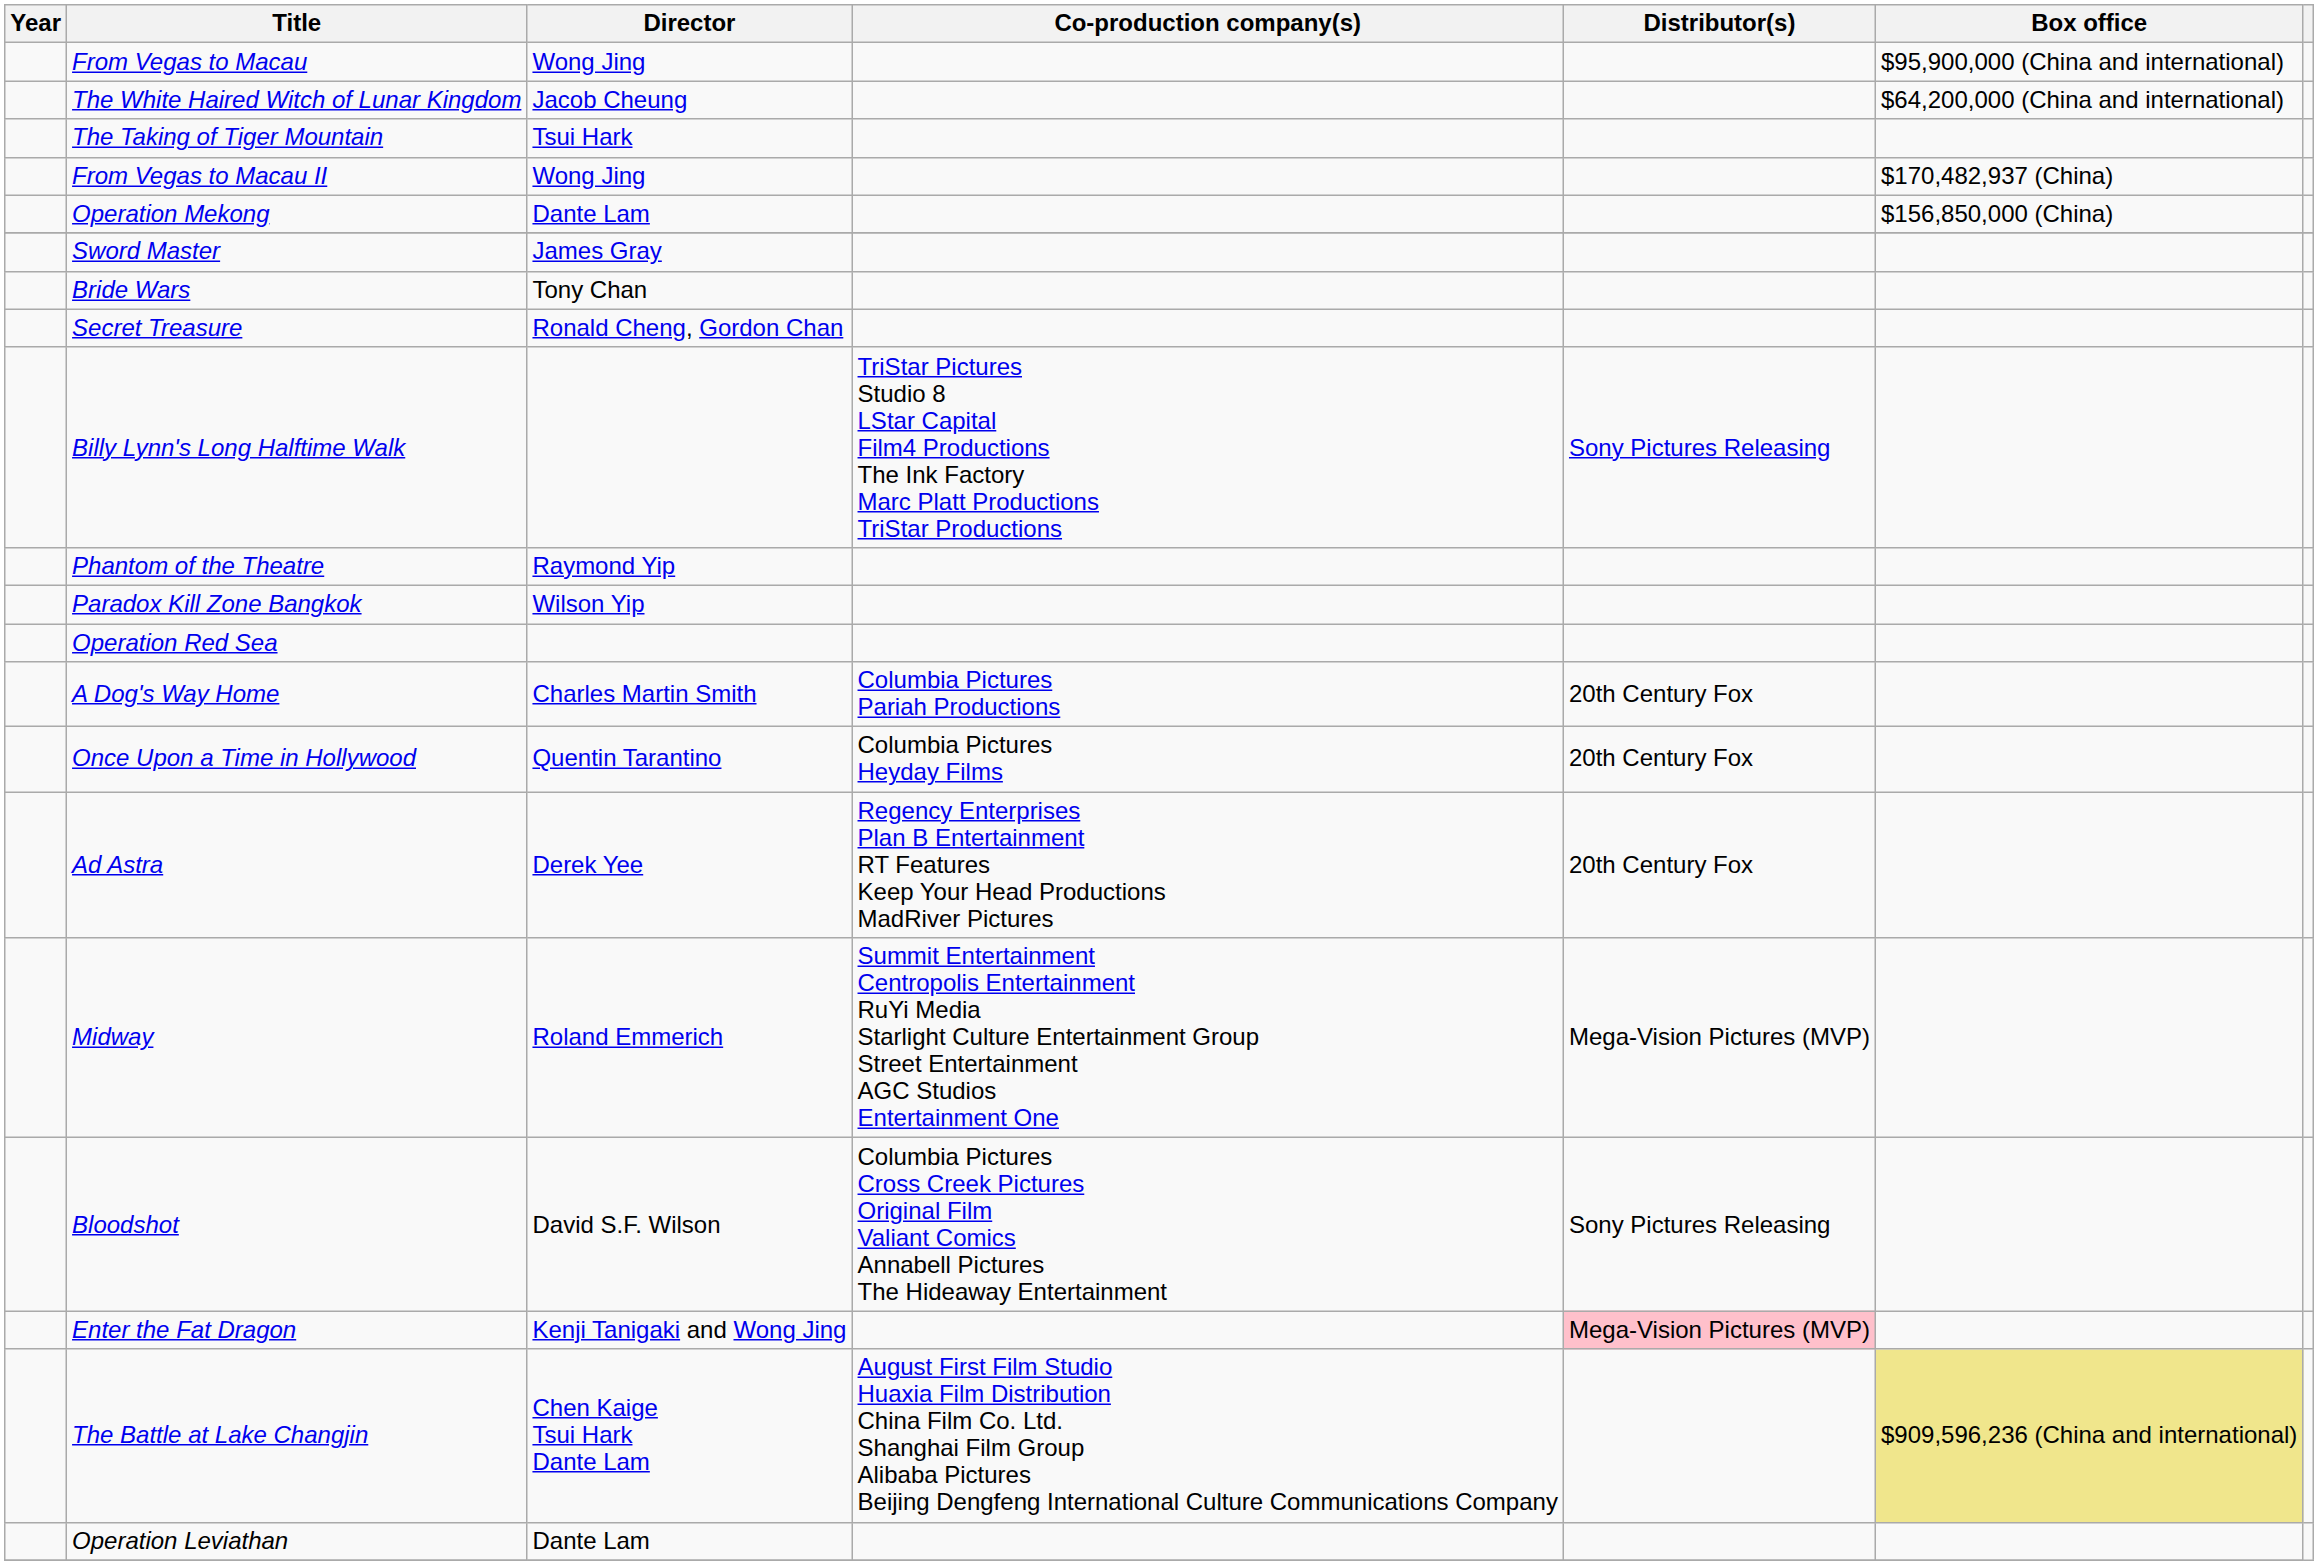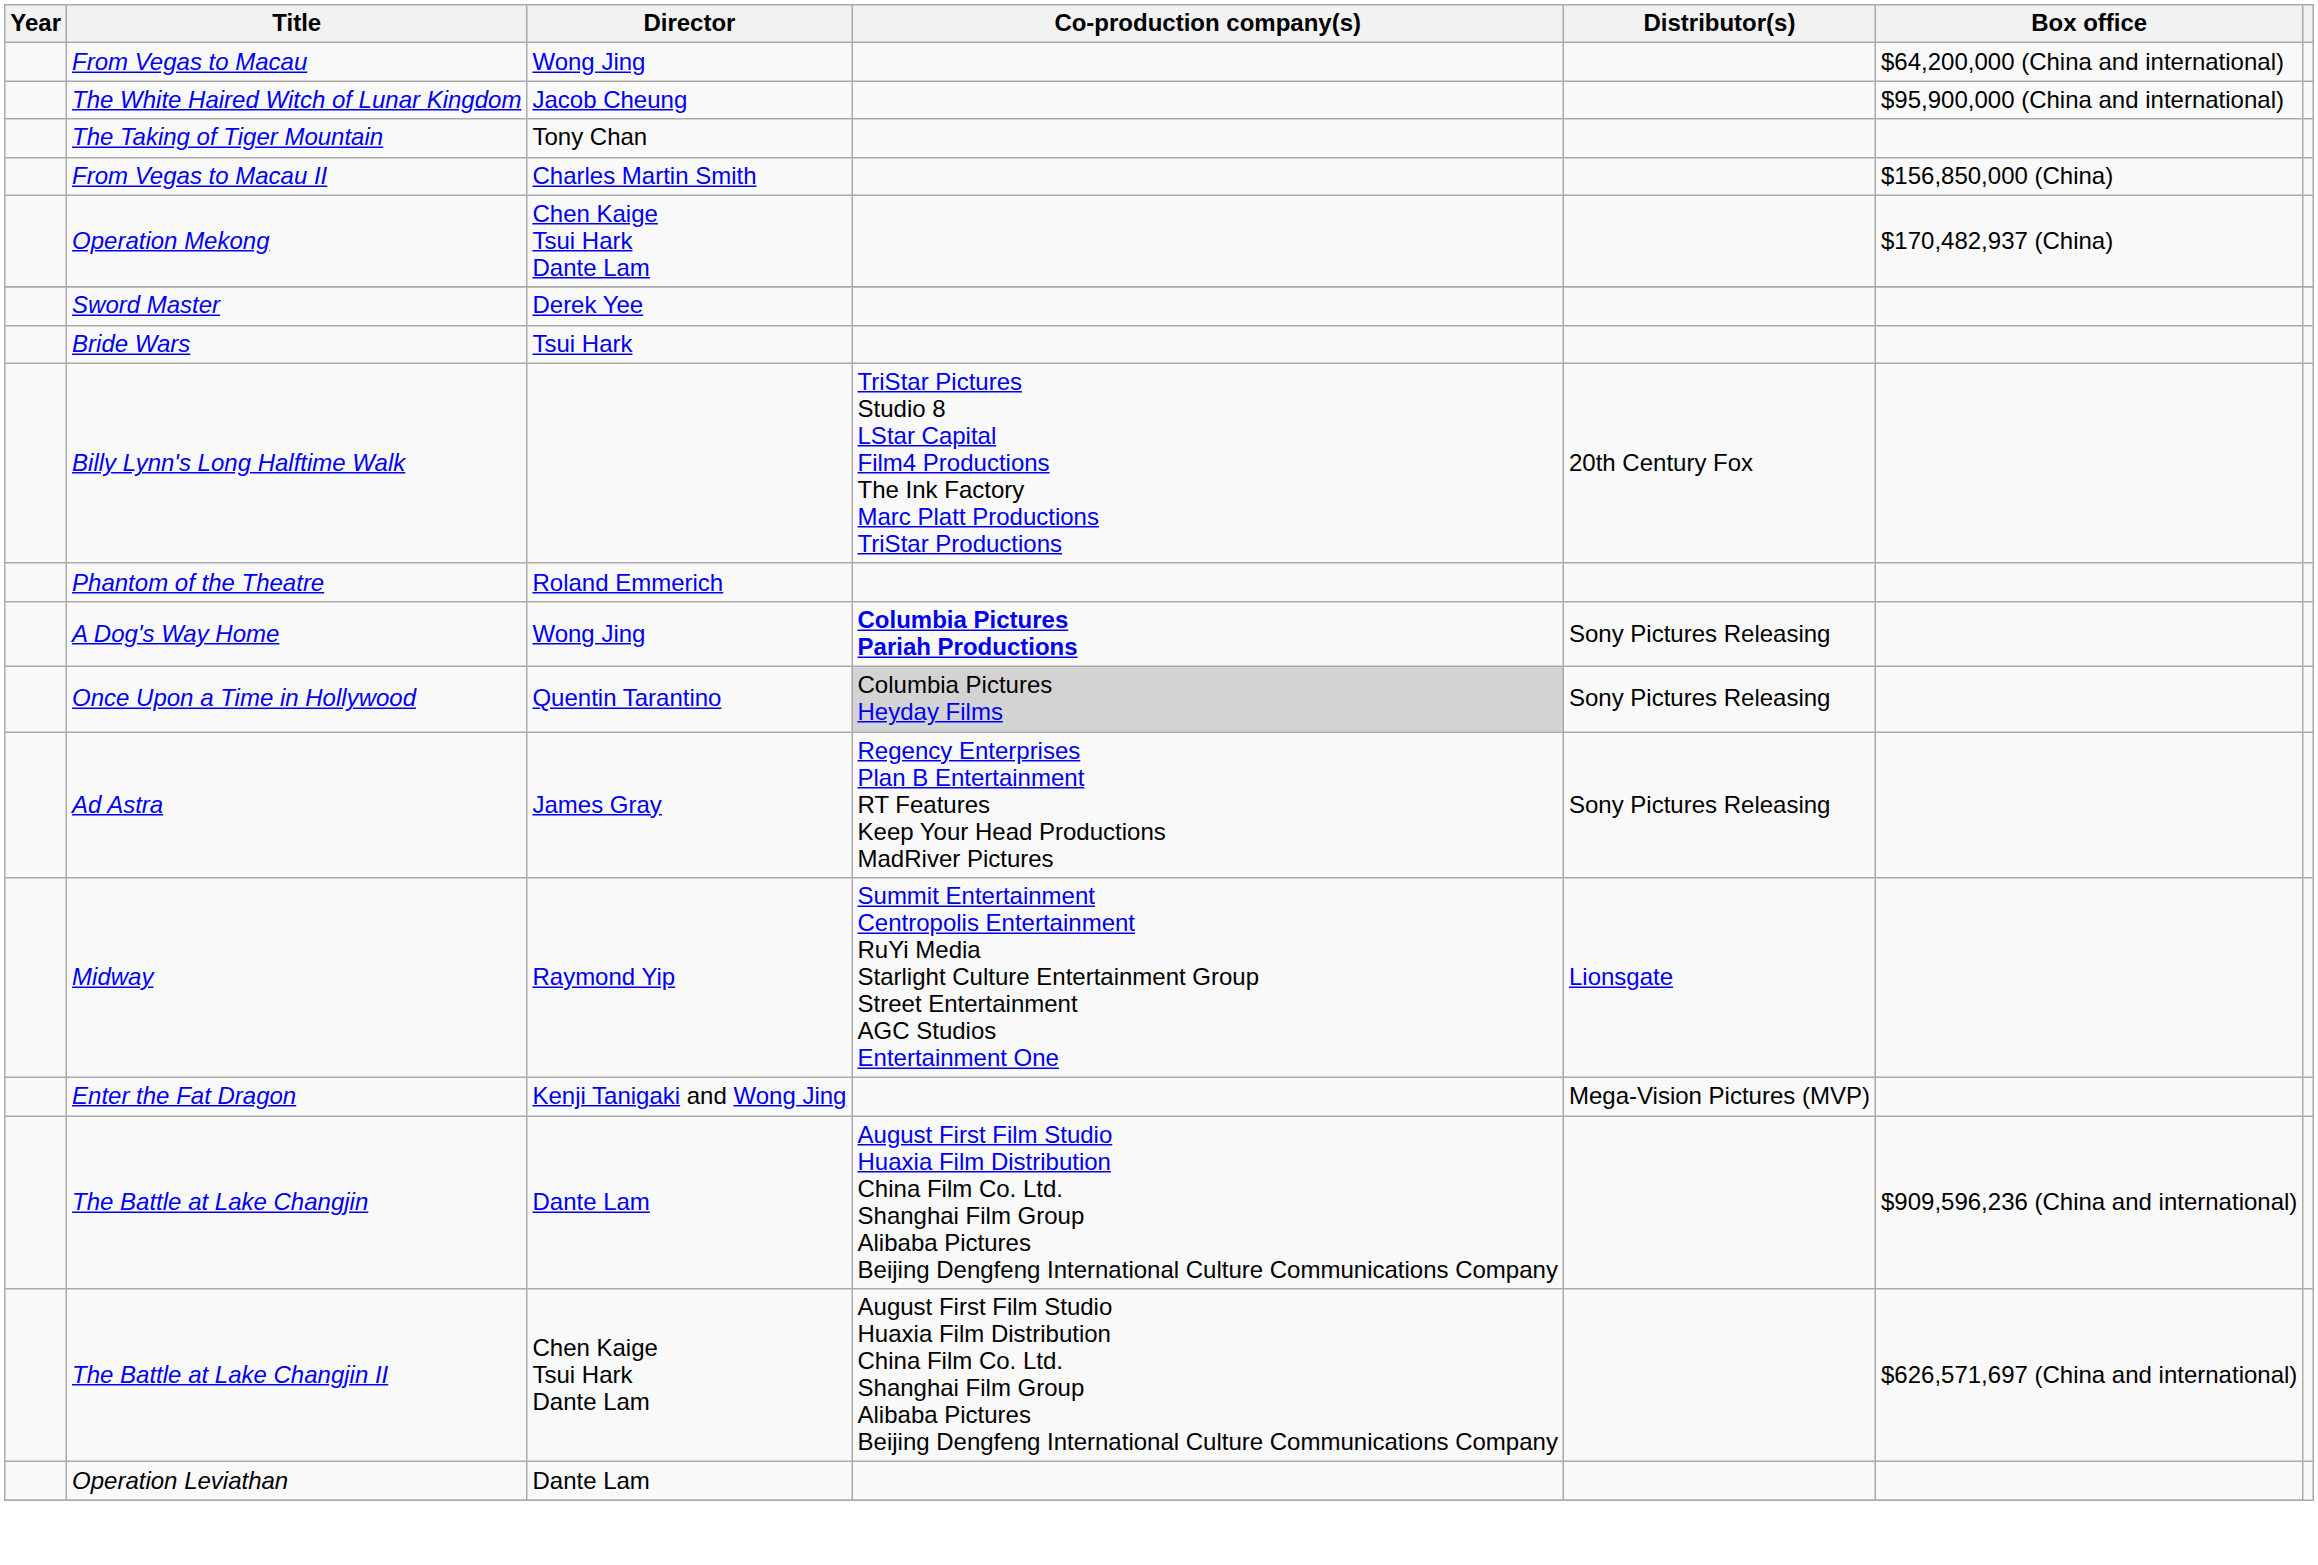(2082, 61) $95,900,000 (China and international) -> (2082, 61) $64,200,000 (China and international)
(2082, 99) $64,200,000 (China and international) -> (2082, 99) $95,900,000 (China and international)
(582, 137) Tsui Hark -> (590, 137) Tony Chan
(589, 175) Wong Jing -> (644, 175) Charles Martin Smith
(1997, 175) $170,482,937 (China) -> (1997, 175) $156,850,000 (China)
(591, 213) Dante Lam -> (595, 240) Chen Kaige Tsui Hark Dante Lam
(1997, 213) $156,850,000 (China) -> (1997, 240) $170,482,937 (China)
(597, 251) James Gray -> (588, 305) Derek Yee
(590, 289) Tony Chan -> (582, 343) Tsui Hark
- row: (157, 328)
(1700, 447) Sony Pictures Releasing -> (1661, 463) 20th Century Fox
(604, 566) Raymond Yip -> (628, 582) Roland Emmerich
- row: (217, 604)
- row: (175, 642)
(644, 693) Charles Martin Smith -> (589, 633) Wong Jing
(959, 693) normal -> (968, 633) bold
(1661, 693) 20th Century Fox -> (1700, 633) Sony Pictures Releasing
(955, 758) no background -> (955, 698) lightgrey background
(1661, 758) 20th Century Fox -> (1700, 698) Sony Pictures Releasing
(588, 864) Derek Yee -> (597, 804) James Gray
(1661, 864) 20th Century Fox -> (1700, 804) Sony Pictures Releasing
(628, 1037) Roland Emmerich -> (604, 977) Raymond Yip
(1719, 1037) Mega-Vision Pictures (MVP) -> (1621, 977) Lionsgate
- row: (125, 1224)
(1719, 1329) pink background -> (1719, 1096) no background
(595, 1435) Chen Kaige Tsui Hark Dante Lam -> (591, 1201) Dante Lam
(2089, 1435) khaki background -> (2089, 1201) no background
+ row: (230, 1375)
